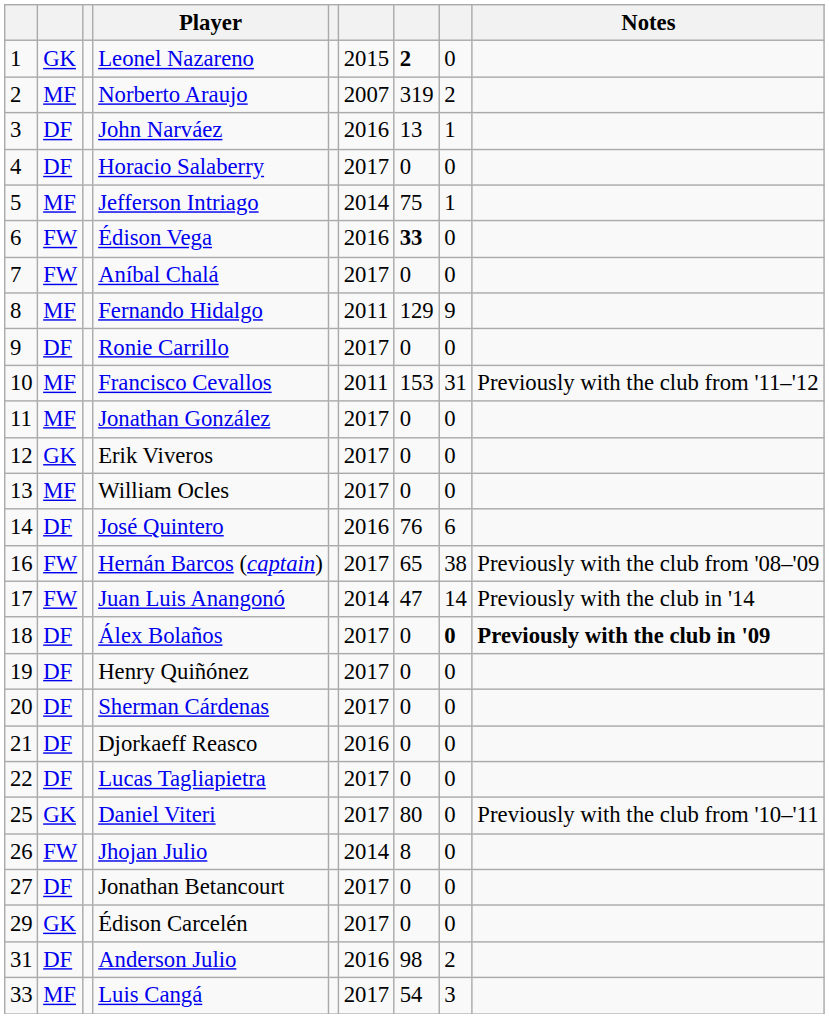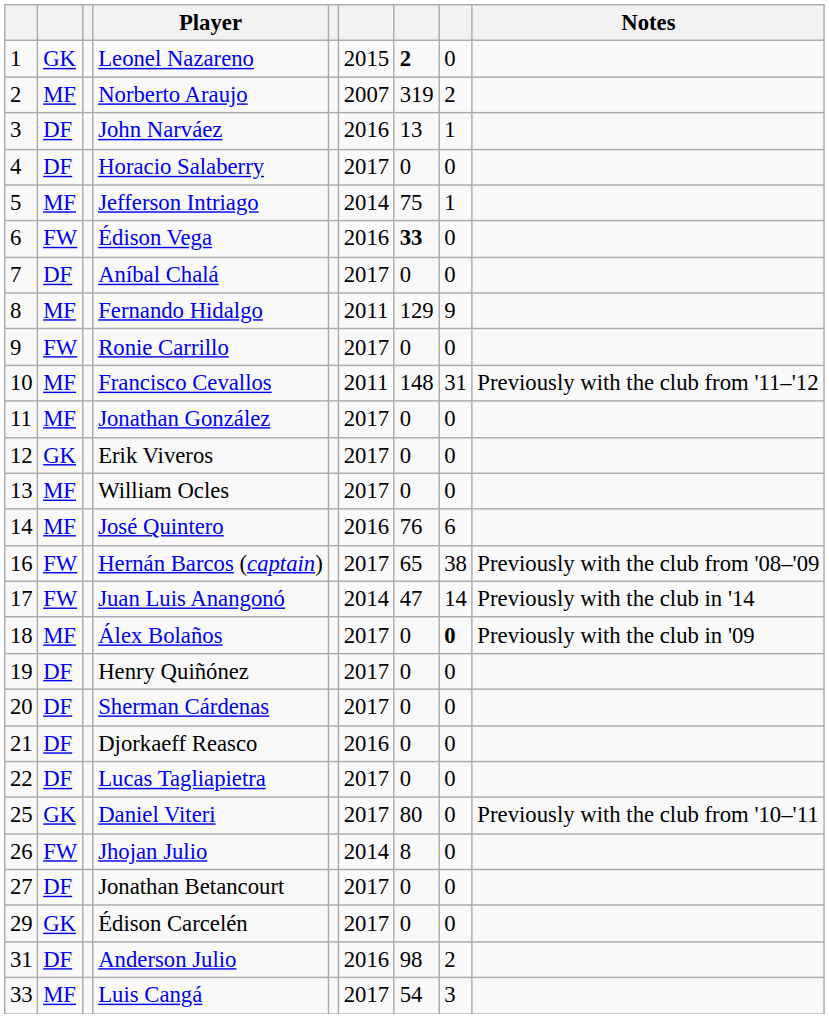(60, 274) FW -> (58, 274) DF
(58, 346) DF -> (60, 346) FW
(417, 382) 153 -> (417, 382) 148
(58, 526) DF -> (60, 526) MF
(58, 635) DF -> (60, 635) MF
(624, 635) bold -> (616, 635) normal
